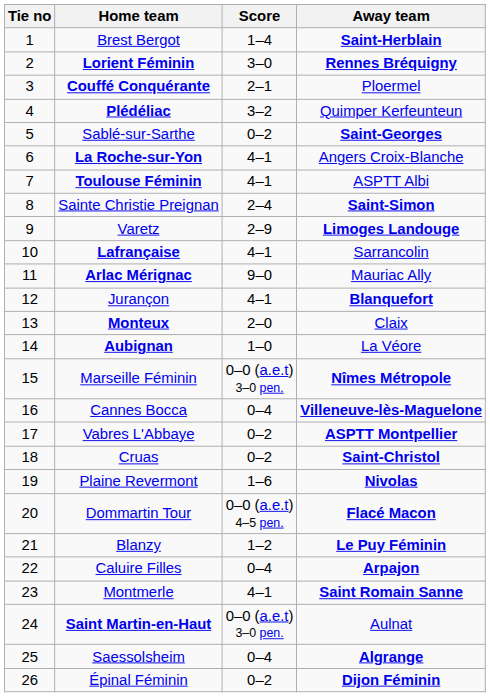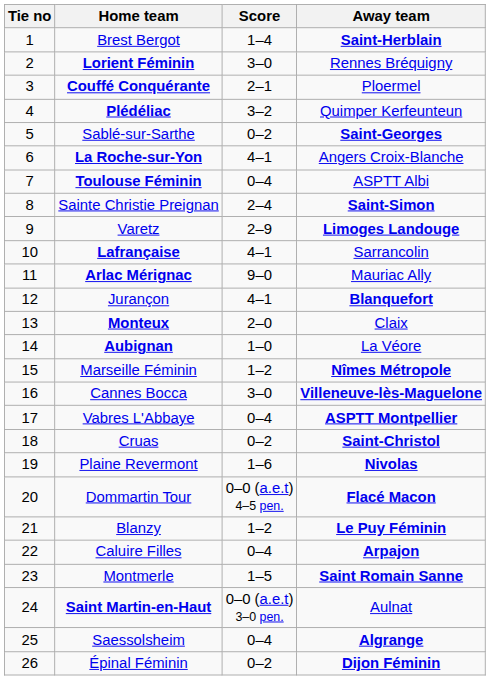(391, 63) bold -> (391, 63) normal
(260, 181) 4–1 -> (260, 181) 0–4
(260, 378) 0–0 (a.e.t) 3–0 pen. -> (260, 370) 1–2
(260, 410) 0–4 -> (260, 393) 3–0
(260, 434) 0–2 -> (260, 417) 0–4
(260, 592) 4–1 -> (260, 575) 1–5
